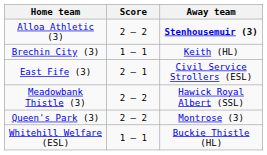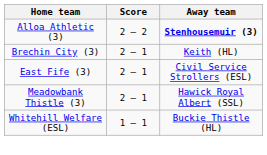(133, 52) 1 – 1 -> (133, 52) 2 – 1
(133, 97) 2 – 2 -> (133, 97) 2 – 1
- row: (56, 117)
